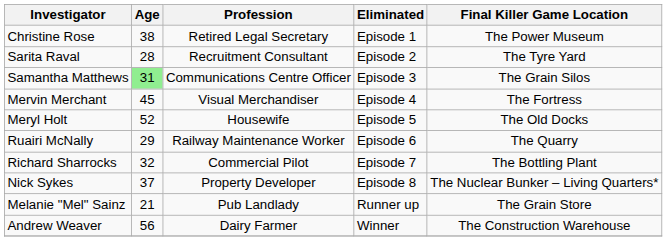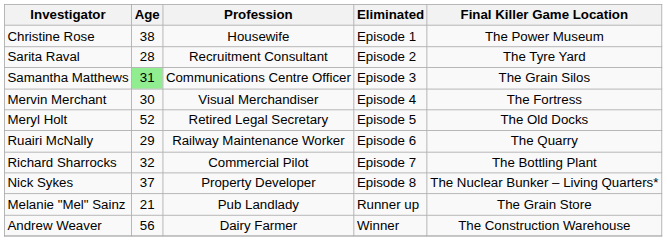(258, 36) Retired Legal Secretary -> (258, 36) Housewife
(147, 99) 45 -> (147, 99) 30
(258, 120) Housewife -> (258, 120) Retired Legal Secretary
